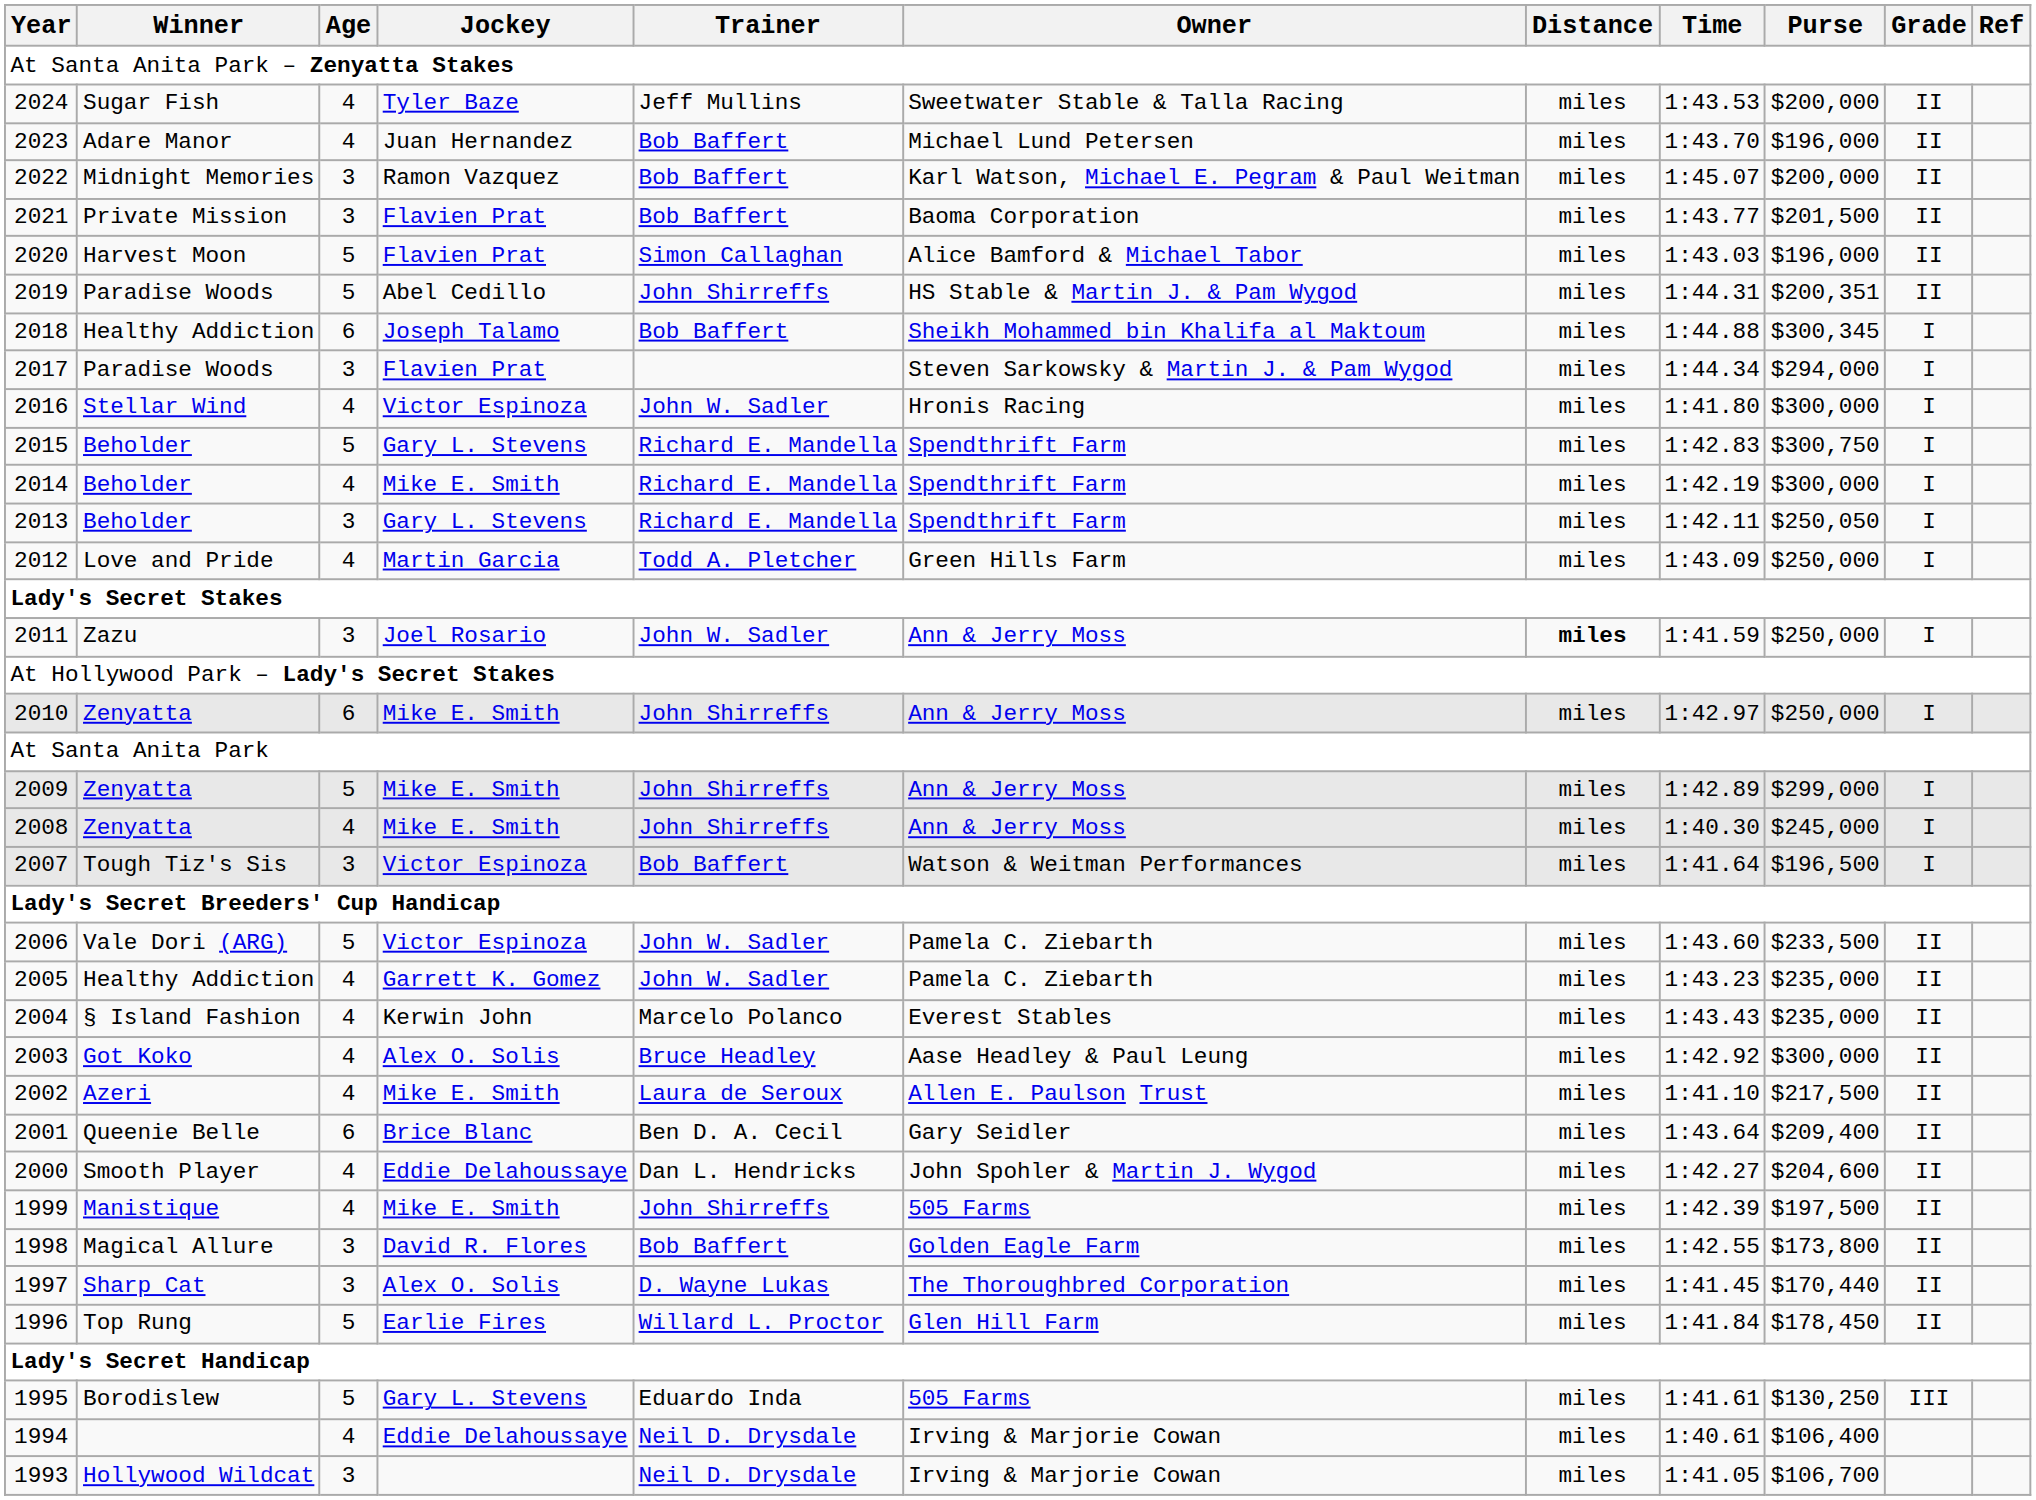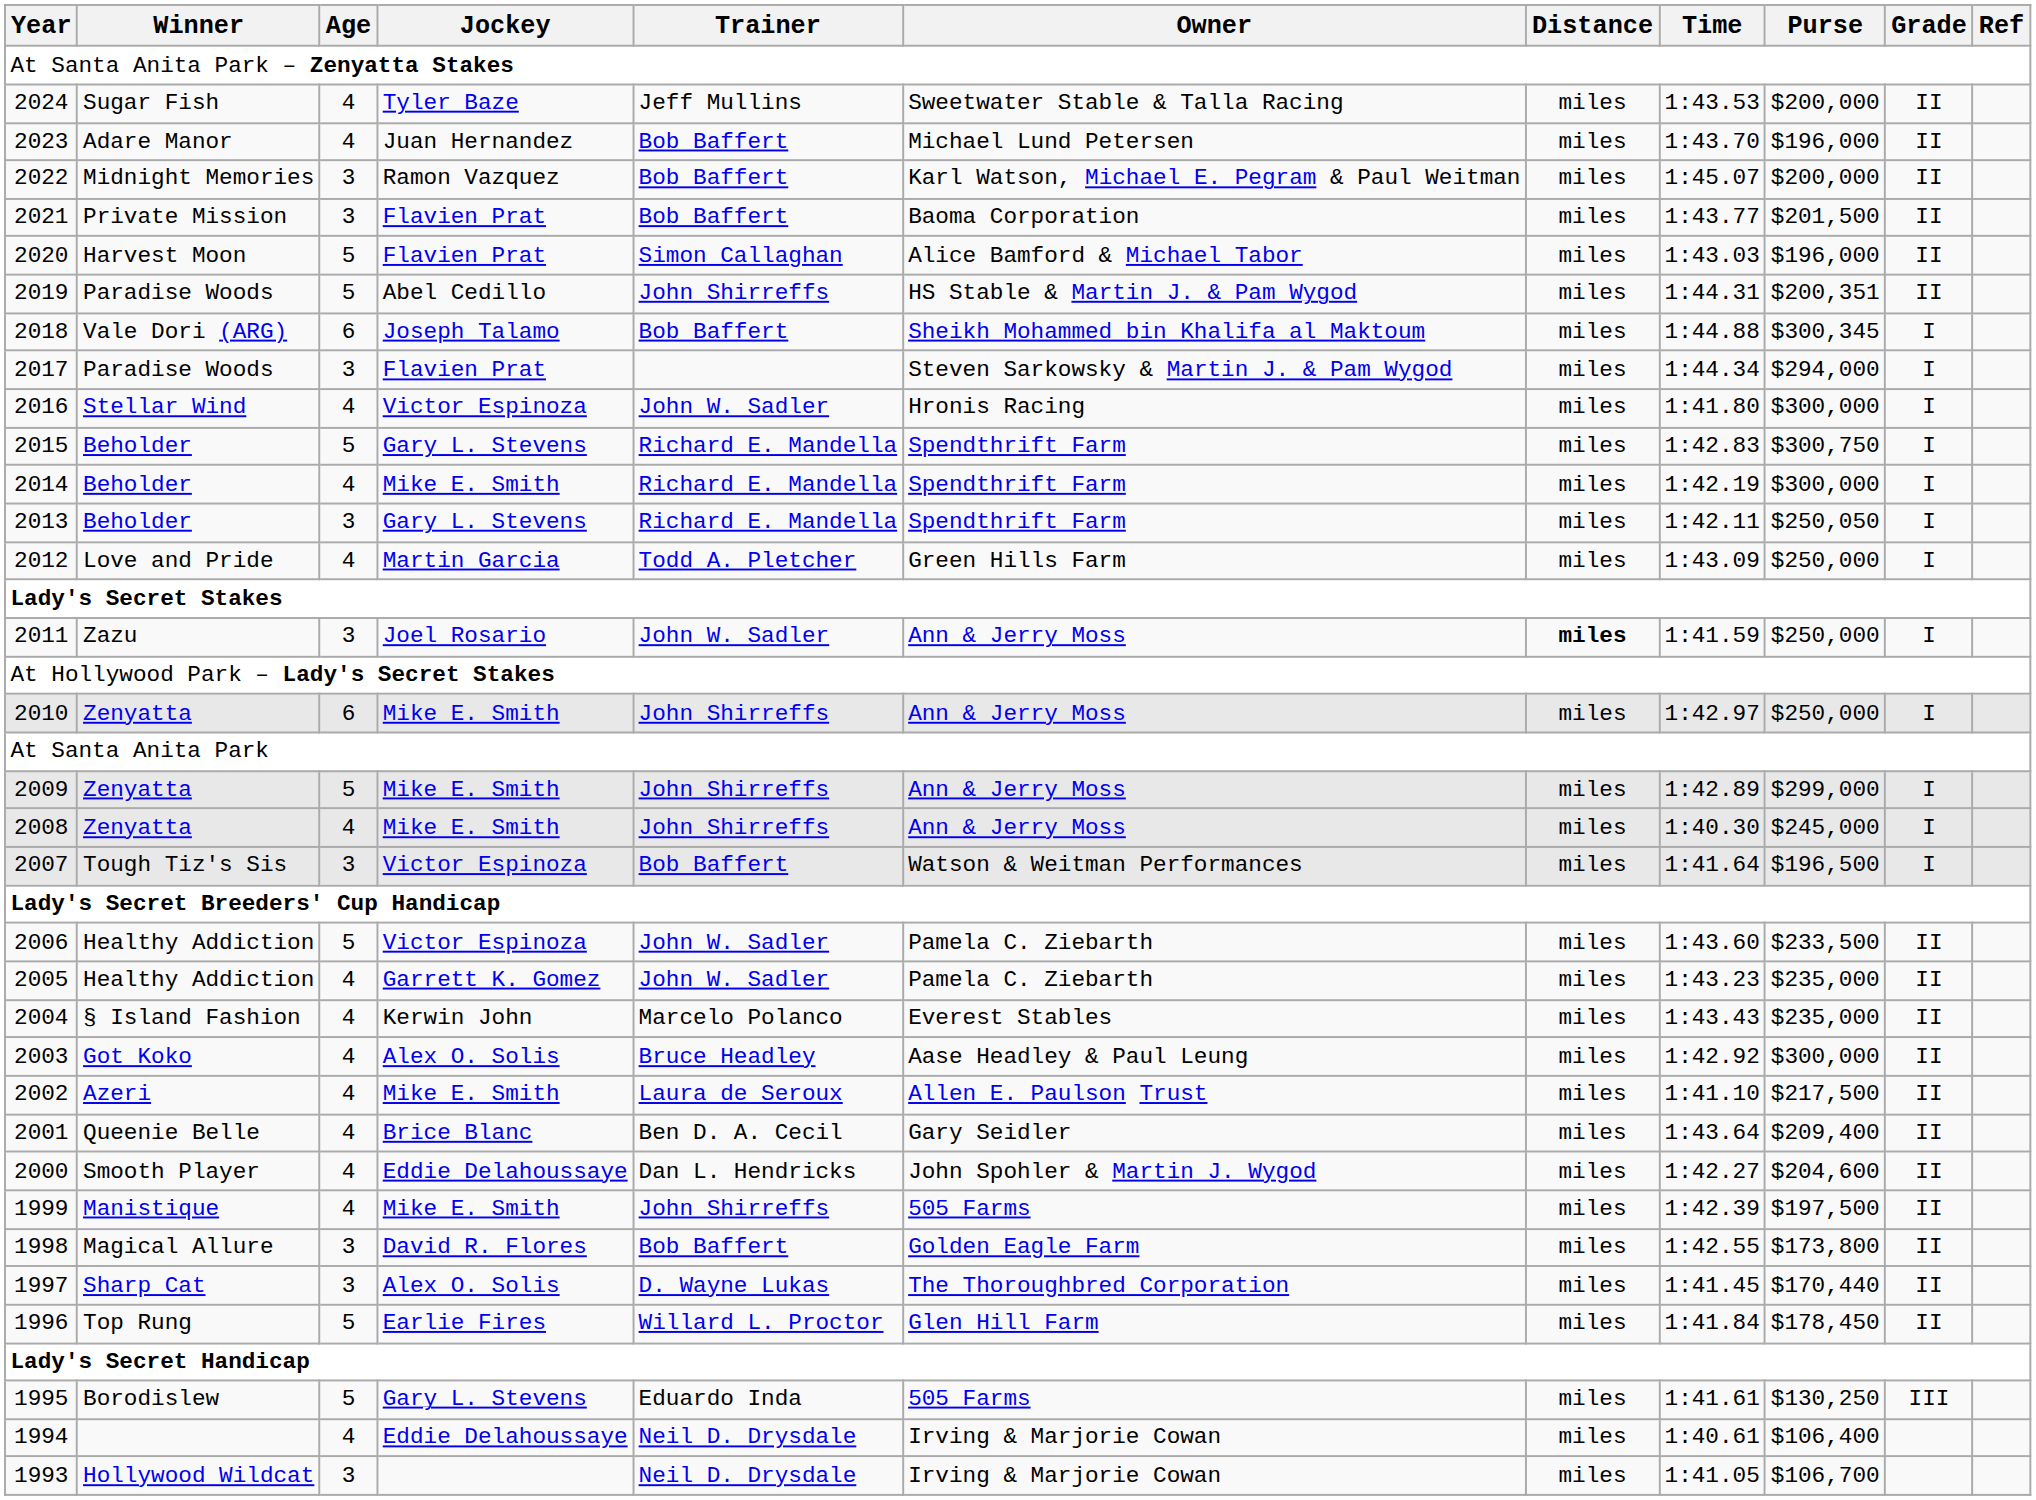(199, 332) Healthy Addiction -> (185, 332) Vale Dori (ARG)
(185, 942) Vale Dori (ARG) -> (199, 942) Healthy Addiction
(349, 1133) 6 -> (349, 1133) 4
